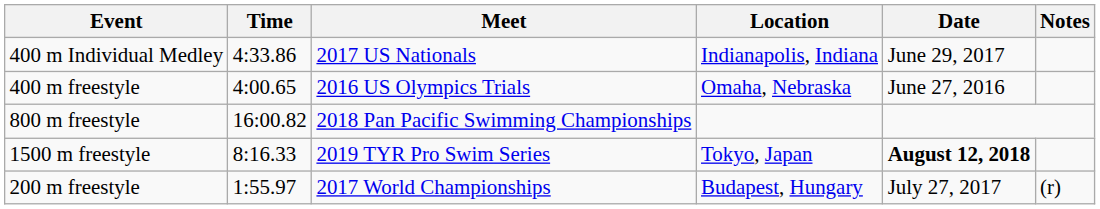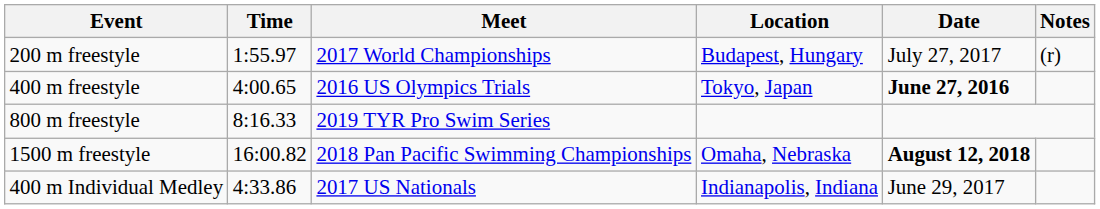rows swapped: (75, 187) <-> (116, 54)
(776, 87) Omaha, Nebraska -> (757, 87) Tokyo, Japan
(946, 87) normal -> (948, 87) bold
(270, 120) 16:00.82 -> (265, 120) 8:16.33
(504, 120) 2018 Pan Pacific Swimming Championships -> (433, 120) 2019 TYR Pro Swim Series
(265, 154) 8:16.33 -> (270, 154) 16:00.82
(433, 154) 2019 TYR Pro Swim Series -> (504, 154) 2018 Pan Pacific Swimming Championships
(757, 154) Tokyo, Japan -> (776, 154) Omaha, Nebraska
